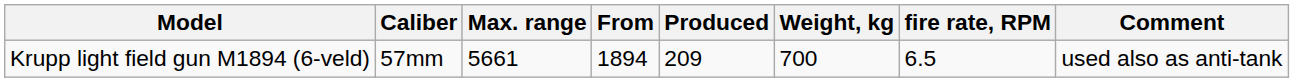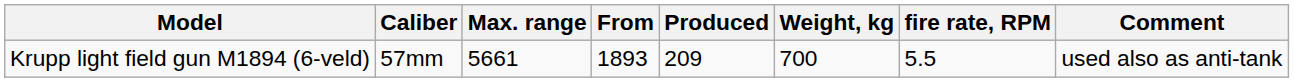(622, 58) 1894 -> (622, 58) 1893
(920, 58) 6.5 -> (920, 58) 5.5
